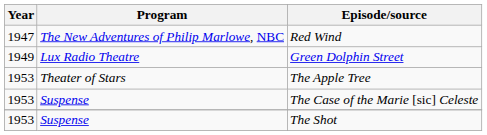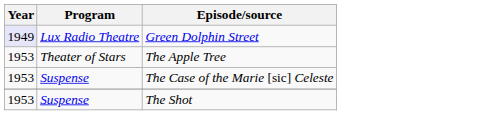- row: (316, 36)
(21, 57) no background -> (21, 36) lavender background
